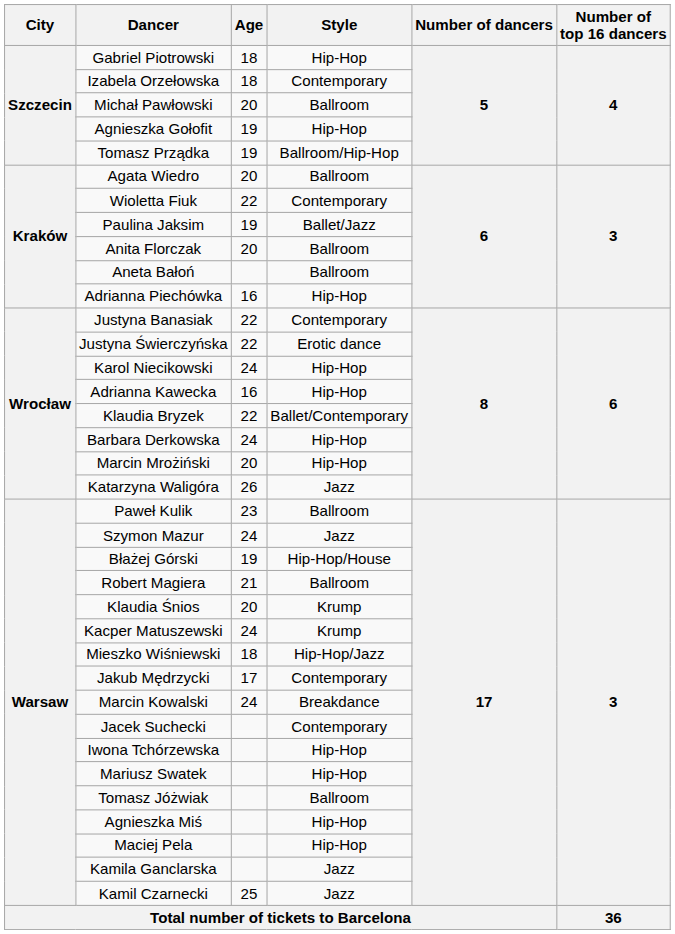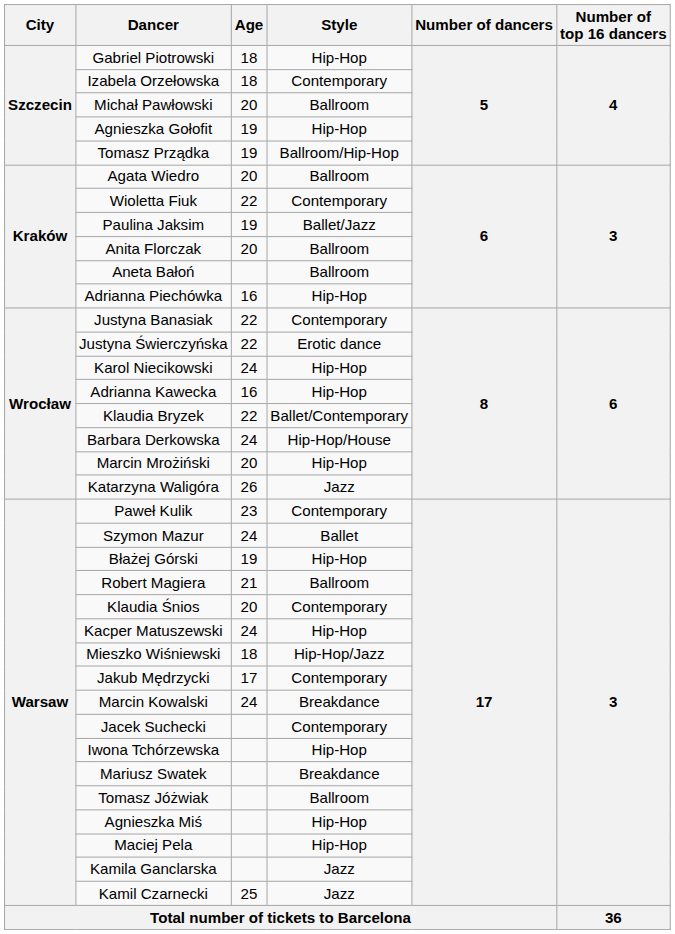(339, 440) Hip-Hop -> (339, 440) Hip-Hop/House
(339, 511) Ballroom -> (339, 511) Contemporary
(339, 535) Jazz -> (339, 535) Ballet
(339, 559) Hip-Hop/House -> (339, 559) Hip-Hop
(339, 607) Krump -> (339, 607) Contemporary
(339, 631) Krump -> (339, 631) Hip-Hop
(339, 774) Hip-Hop -> (339, 774) Breakdance
